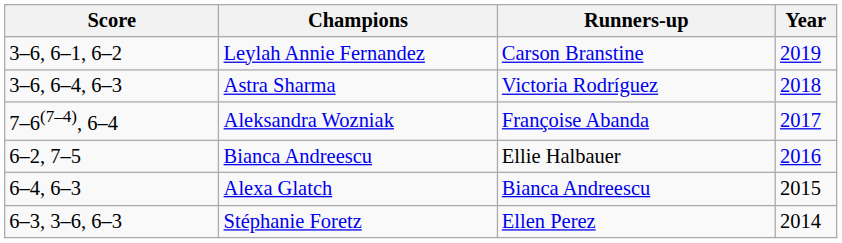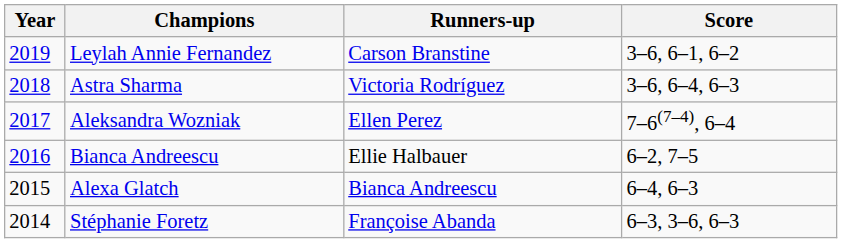columns swapped: (806, 20) <-> (112, 20)
(575, 120) Françoise Abanda -> (395, 120) Ellen Perez
(549, 221) Ellen Perez -> (422, 221) Françoise Abanda
